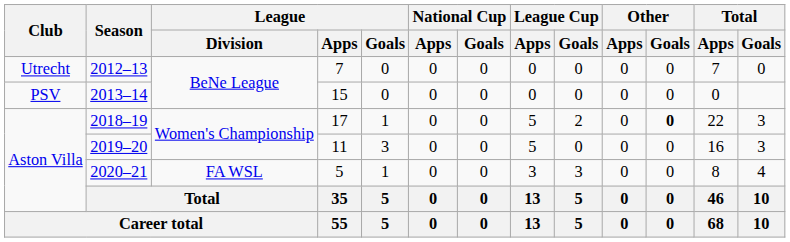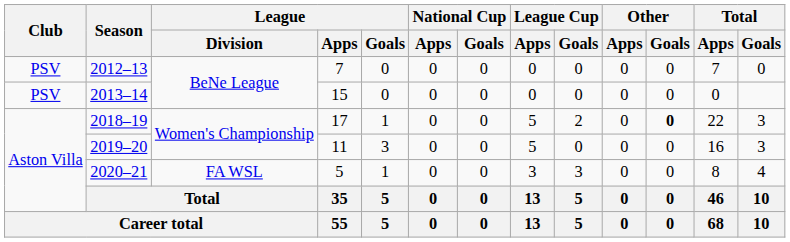(45, 69) Utrecht -> (45, 69) PSV
